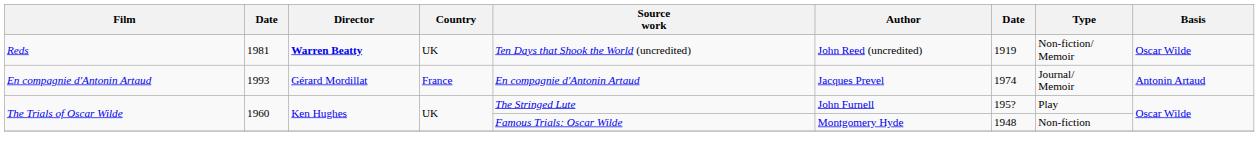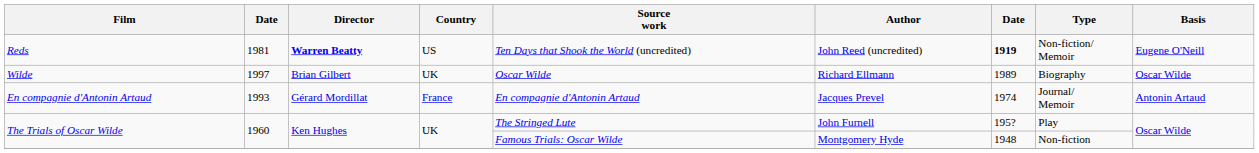(430, 50) UK -> (429, 50) US
(1005, 50) normal -> (1005, 50) bold
(1163, 50) Oscar Wilde -> (1170, 50) Eugene O'Neill
+ row: (20, 74)
